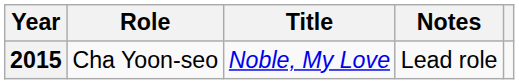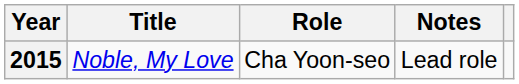columns swapped: (309, 22) <-> (145, 22)
